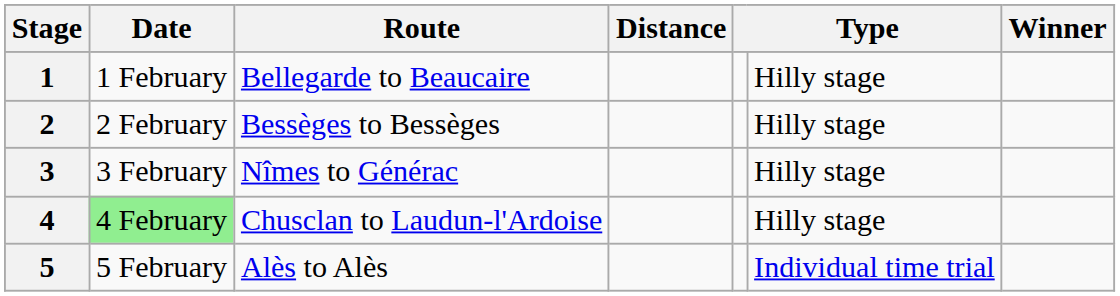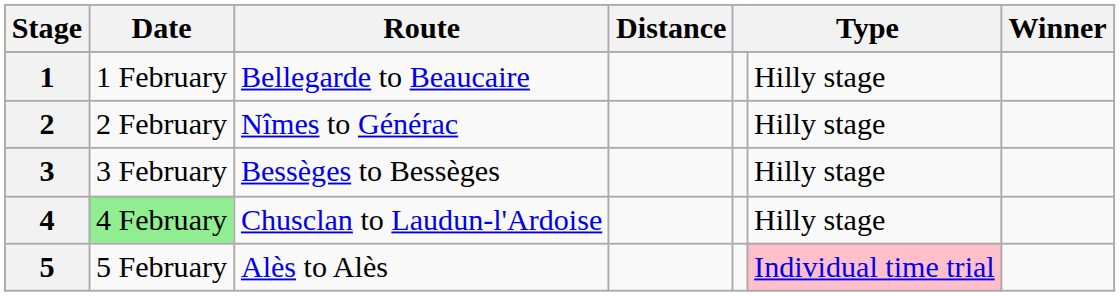(370, 123) Bessèges to Bessèges -> (350, 123) Nîmes to Générac
(350, 171) Nîmes to Générac -> (370, 171) Bessèges to Bessèges
(874, 266) no background -> (874, 266) pink background
